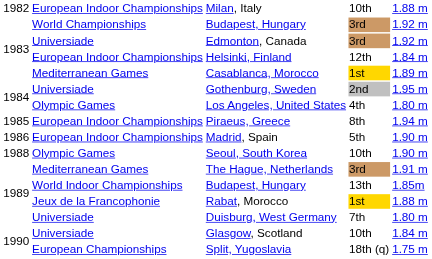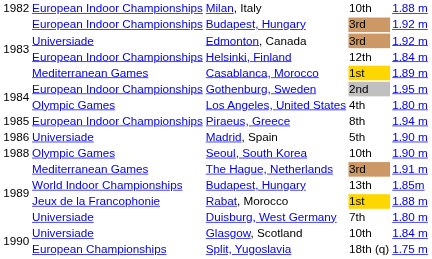(89, 24) World Championships -> (117, 24) European Indoor Championships
(63, 89) Universiade -> (117, 89) European Indoor Championships
(117, 137) European Indoor Championships -> (63, 137) Universiade
